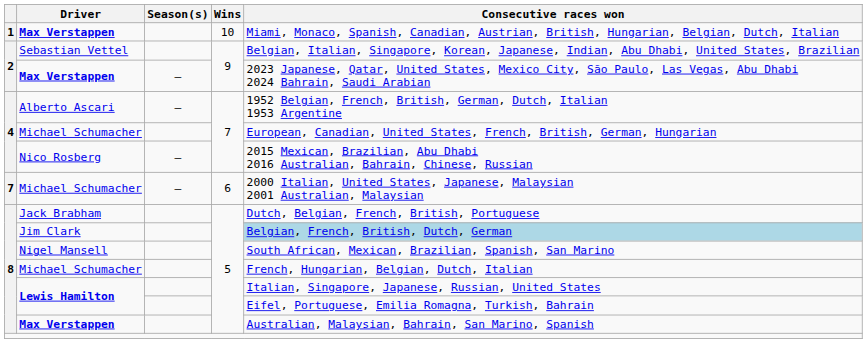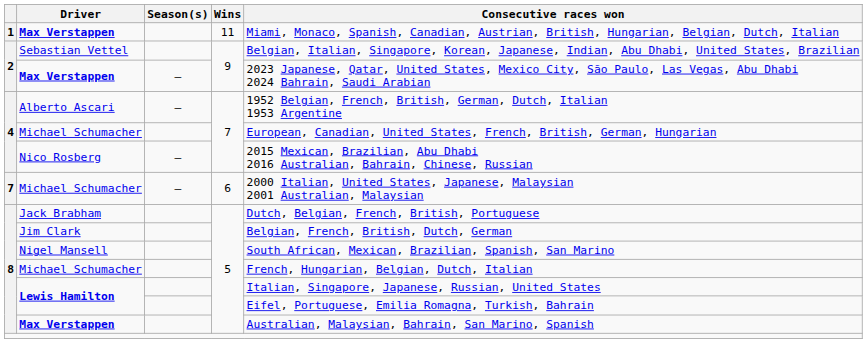(228, 32) 10 -> (228, 32) 11
(379, 232) lightblue background -> (379, 232) no background
